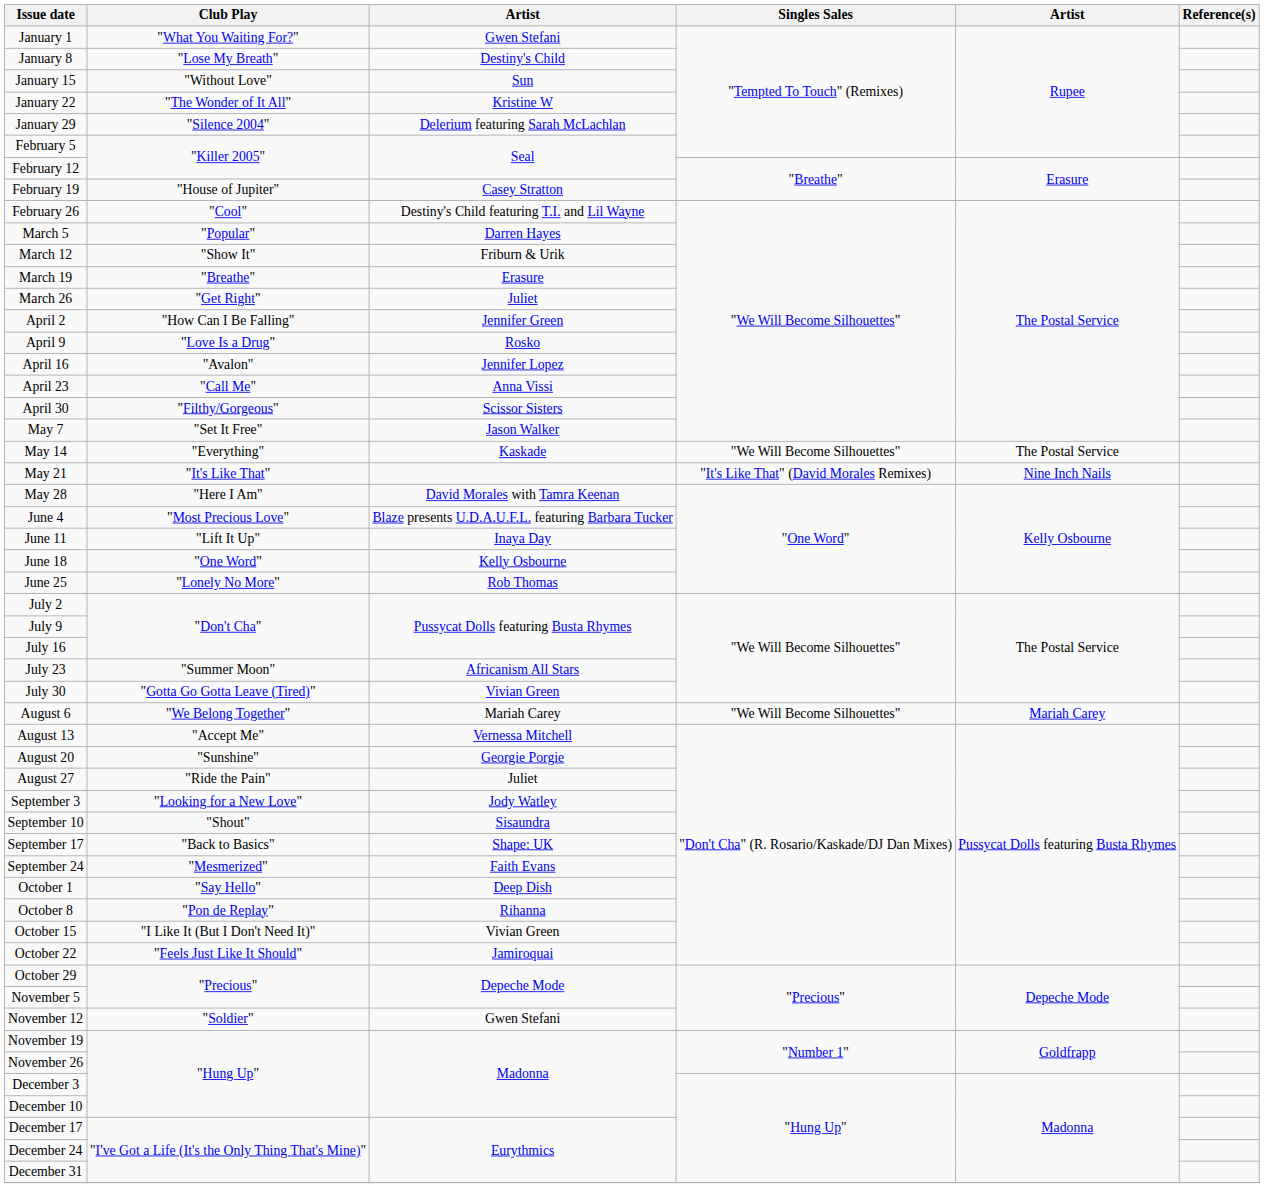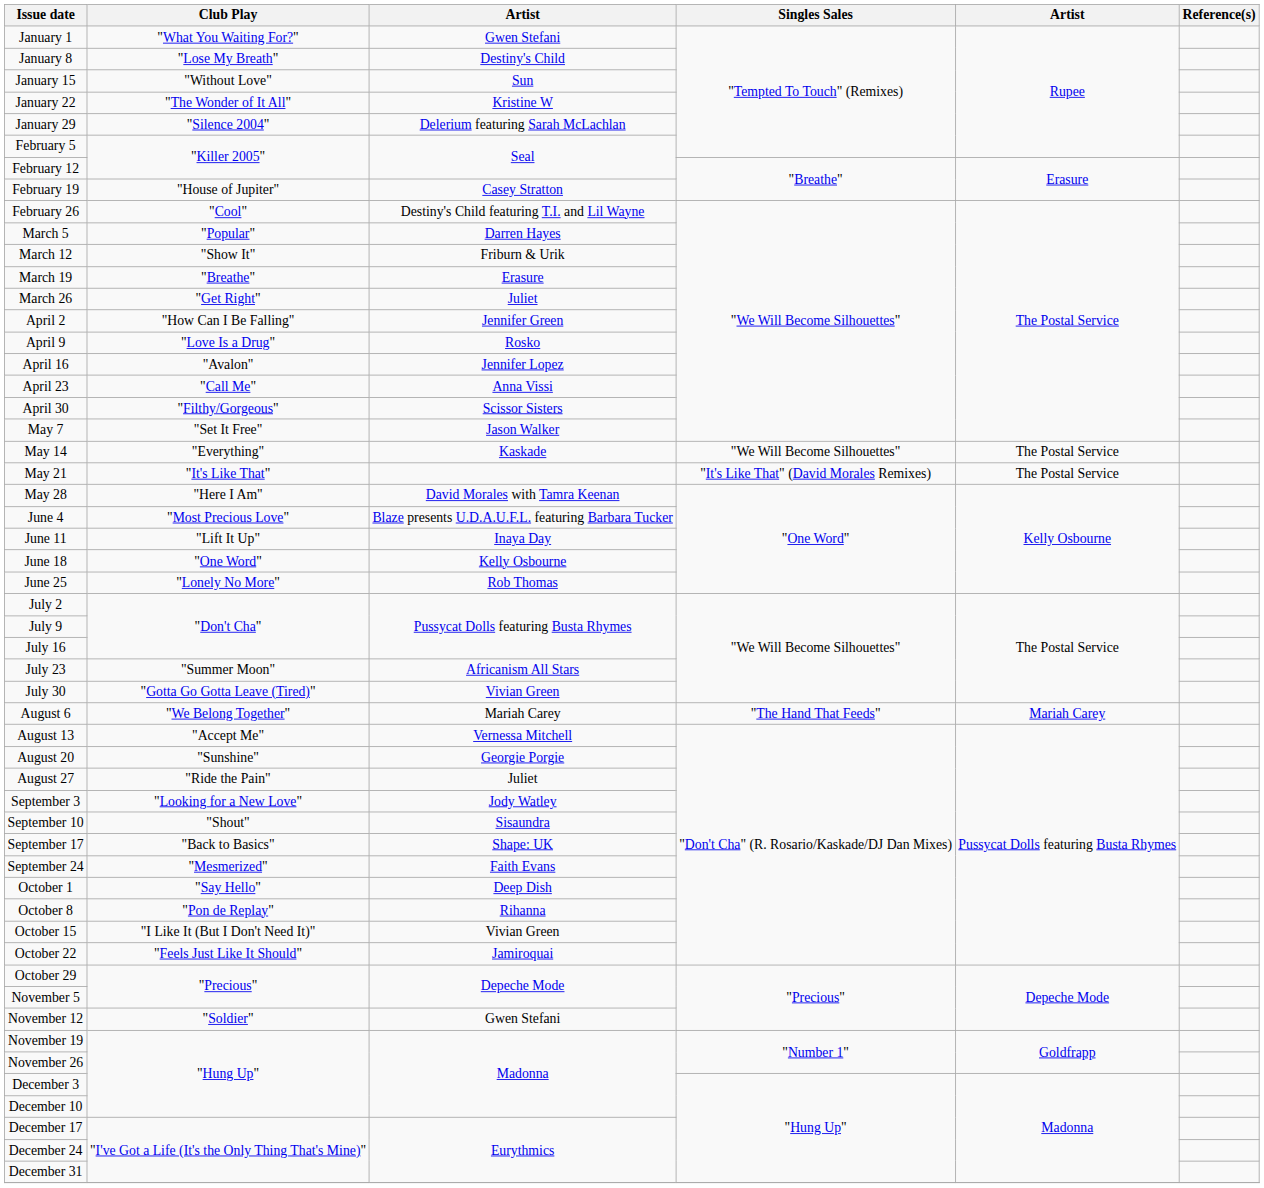(1067, 473) Nine Inch Nails -> (1067, 473) The Postal Service
(816, 713) "We Will Become Silhouettes" -> (816, 713) "The Hand That Feeds"
